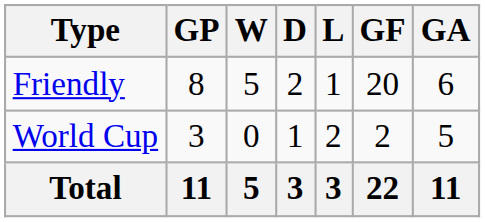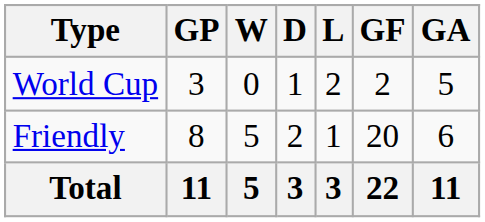rows swapped: (69, 83) <-> (85, 135)
